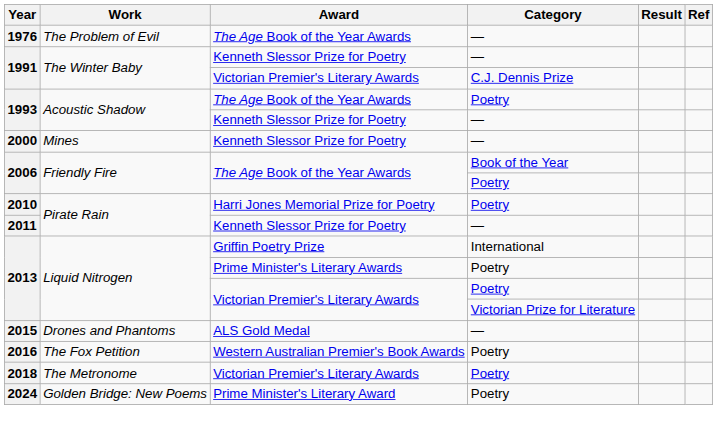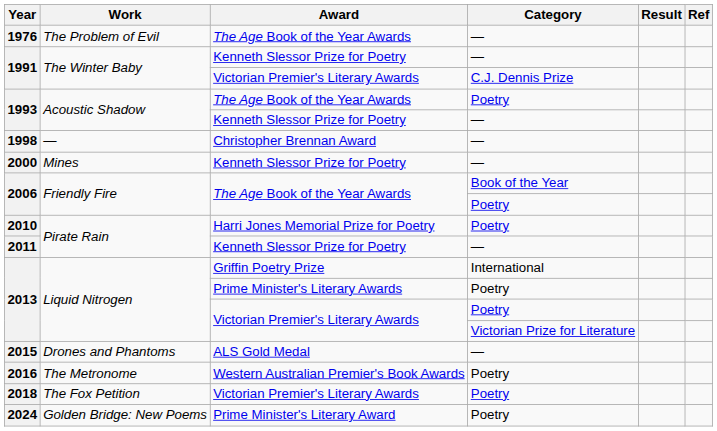+ row: (22, 141)
(91, 352) The Fox Petition -> (90, 373) The Metronome
(90, 373) The Metronome -> (91, 394) The Fox Petition
